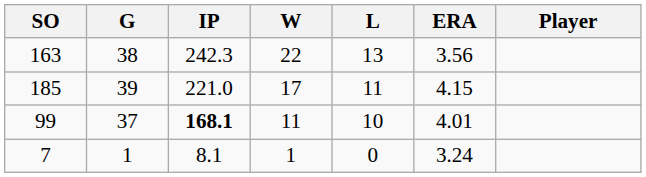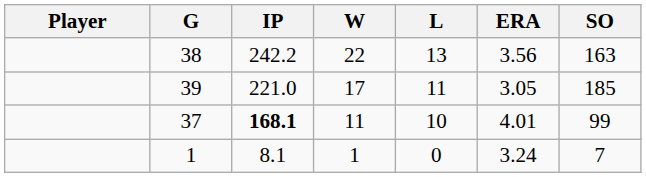columns swapped: (568, 21) <-> (46, 21)
(209, 54) 242.3 -> (273, 54) 242.2
(454, 88) 4.15 -> (518, 88) 3.05
